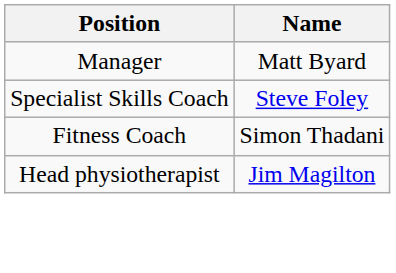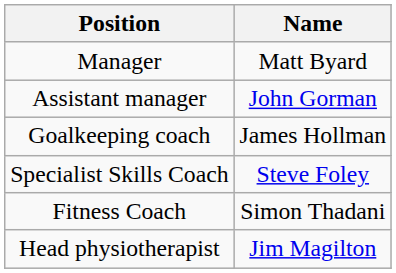+ row: (119, 98)
+ row: (119, 135)
